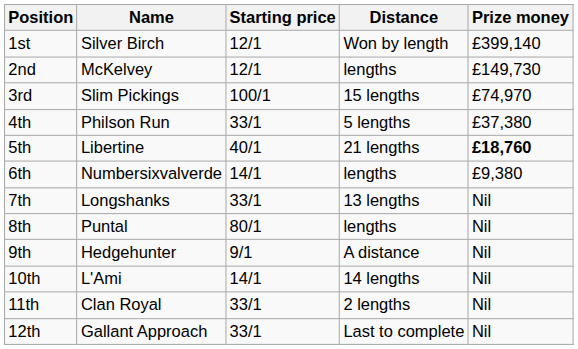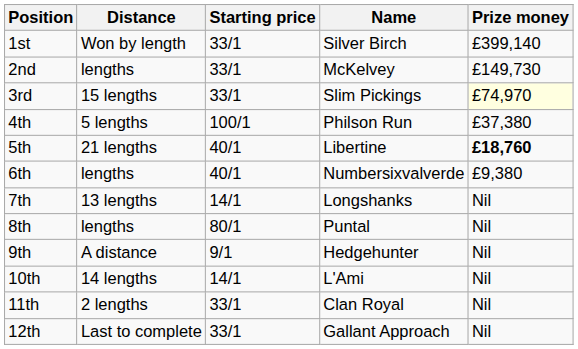columns swapped: (151, 17) <-> (404, 17)
(246, 43) 12/1 -> (225, 43) 33/1
(246, 69) 12/1 -> (225, 69) 33/1
(250, 95) 100/1 -> (225, 95) 33/1
(502, 95) no background -> (502, 95) lightyellow background
(246, 122) 33/1 -> (230, 122) 100/1
(246, 174) 14/1 -> (225, 174) 40/1
(246, 200) 33/1 -> (225, 200) 14/1
